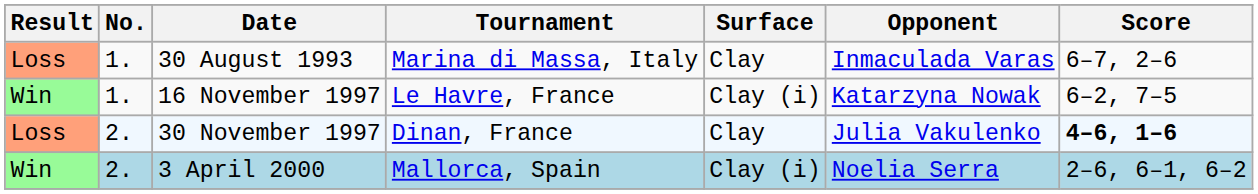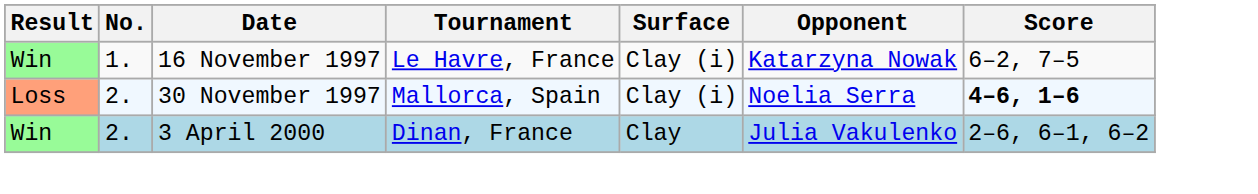- row: (255, 60)
(482, 134) Dinan, France -> (496, 97) Mallorca, Spain
(737, 134) Clay -> (681, 97) Clay (i)
(936, 134) Julia Vakulenko -> (832, 97) Noelia Serra
(496, 170) Mallorca, Spain -> (482, 134) Dinan, France
(765, 170) Clay (i) -> (654, 134) Clay
(915, 170) Noelia Serra -> (853, 134) Julia Vakulenko
